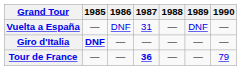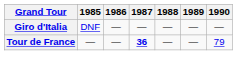- row: (43, 27)
(95, 42) bold -> (90, 27) normal
